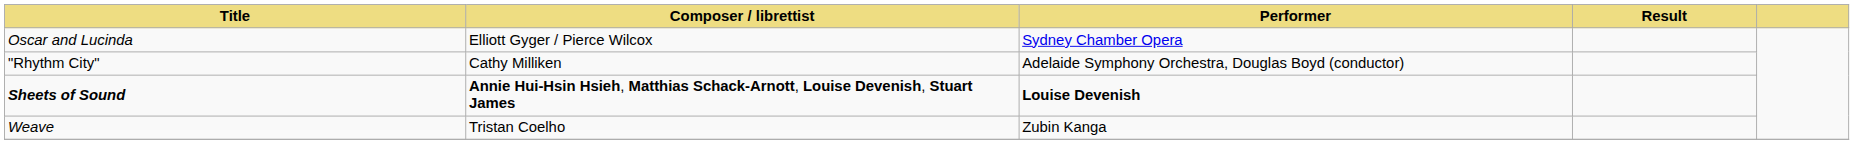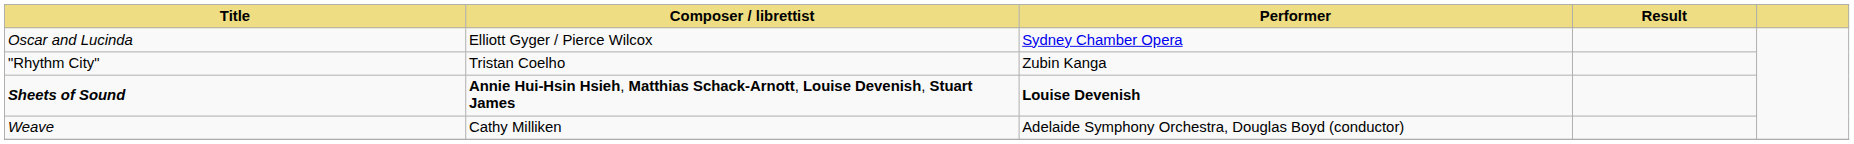(515, 63) Cathy Milliken -> (517, 63) Tristan Coelho
(1213, 63) Adelaide Symphony Orchestra, Douglas Boyd (conductor) -> (1064, 63) Zubin Kanga
(517, 127) Tristan Coelho -> (515, 127) Cathy Milliken
(1064, 127) Zubin Kanga -> (1213, 127) Adelaide Symphony Orchestra, Douglas Boyd (conductor)
